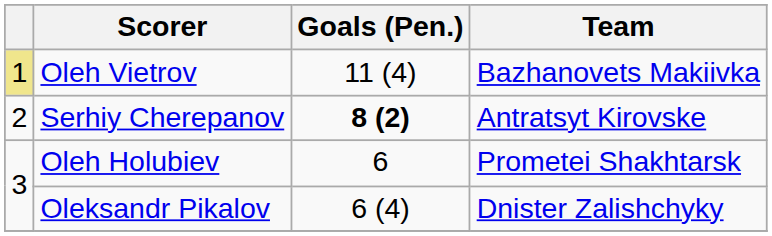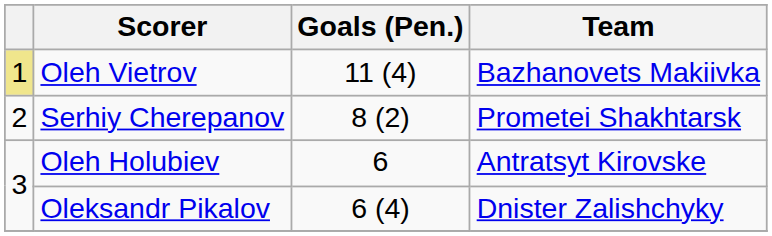(380, 117) bold -> (380, 117) normal
(591, 117) Antratsyt Kirovske -> (609, 117) Prometei Shakhtarsk
(609, 162) Prometei Shakhtarsk -> (591, 162) Antratsyt Kirovske
